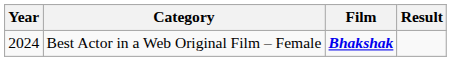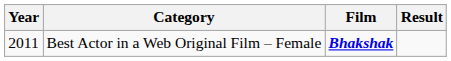(24, 43) 2024 -> (23, 43) 2011
